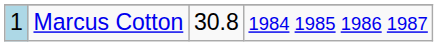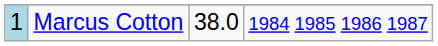(216, 22) 30.8 -> (216, 22) 38.0
